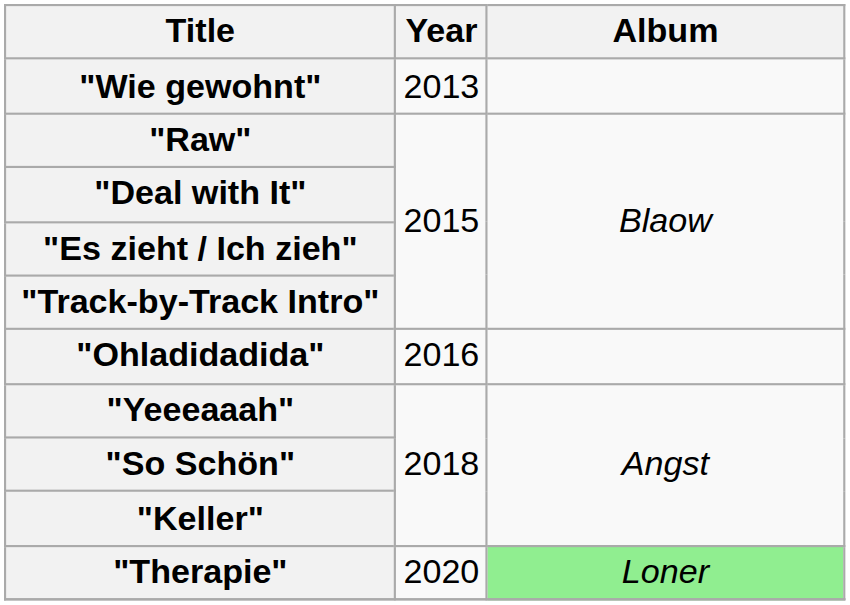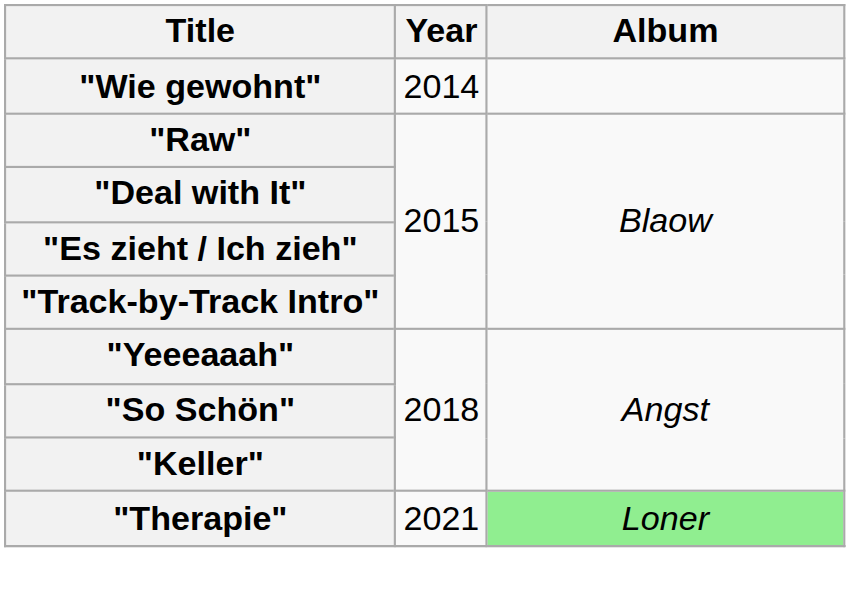(441, 85) 2013 -> (441, 85) 2014
- row: (200, 355)
(441, 572) 2020 -> (441, 517) 2021
